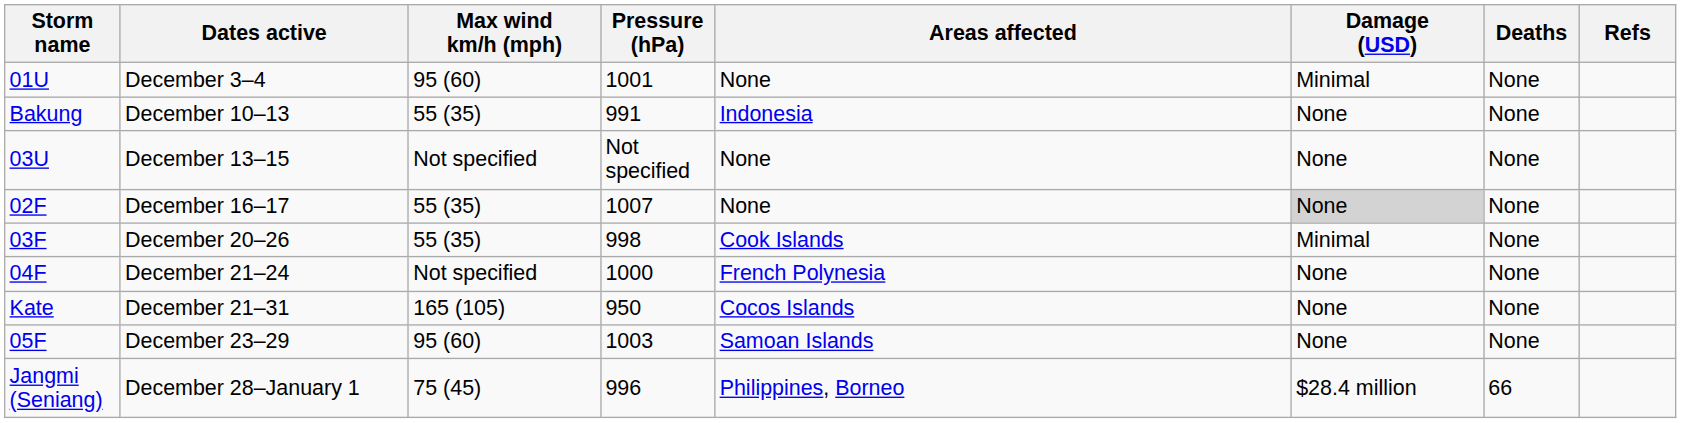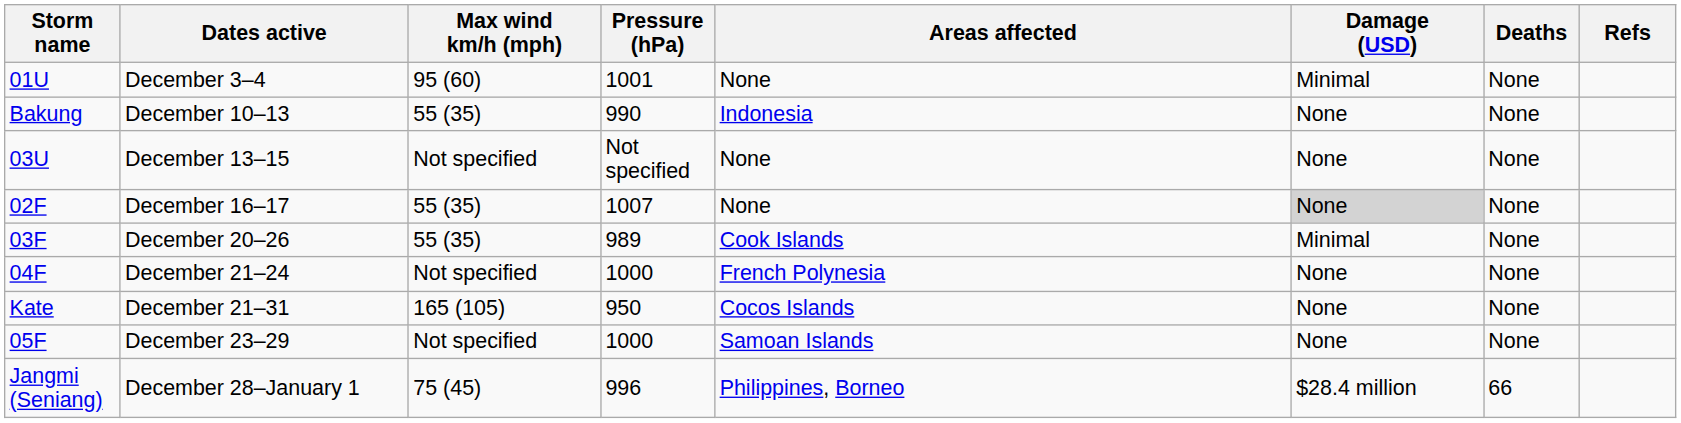(623, 113) 991 -> (623, 113) 990
(623, 239) 998 -> (623, 239) 989
(447, 341) 95 (60) -> (475, 341) Not specified
(629, 341) 1003 -> (629, 341) 1000
